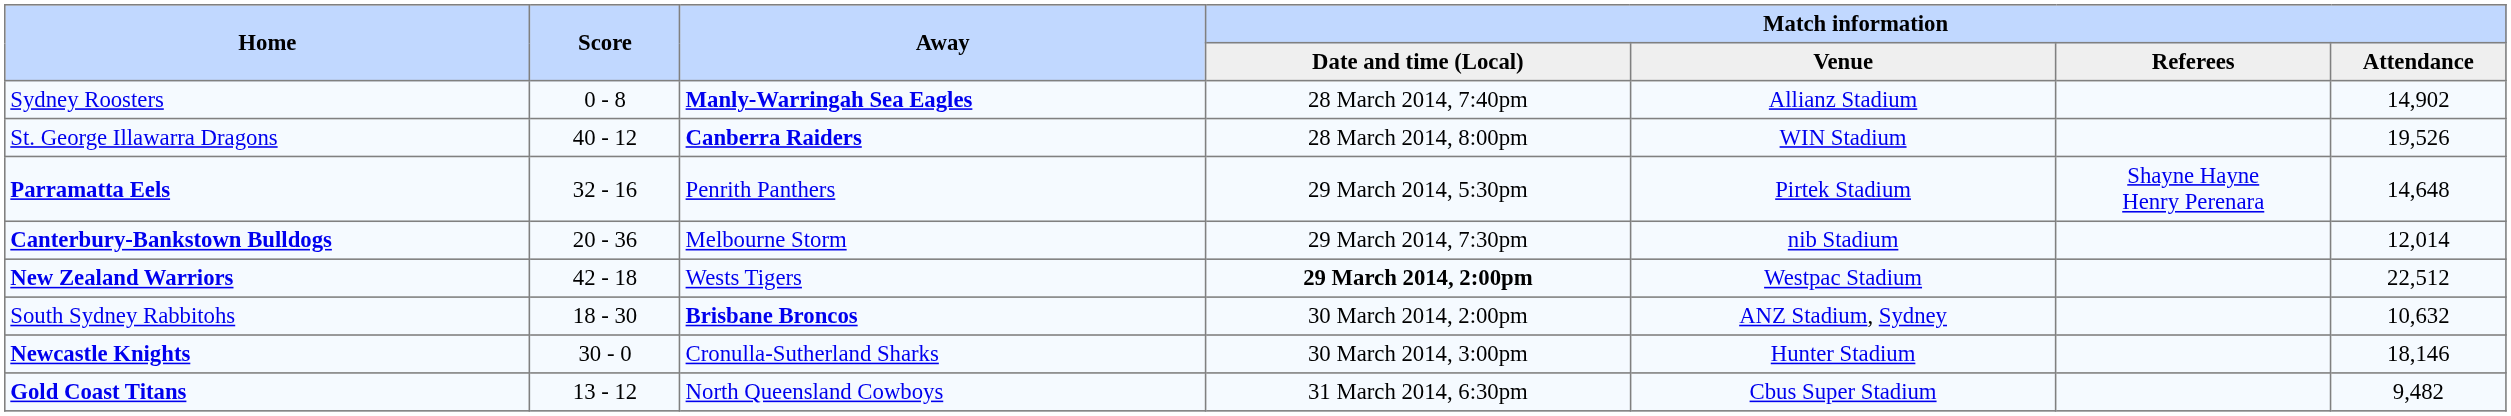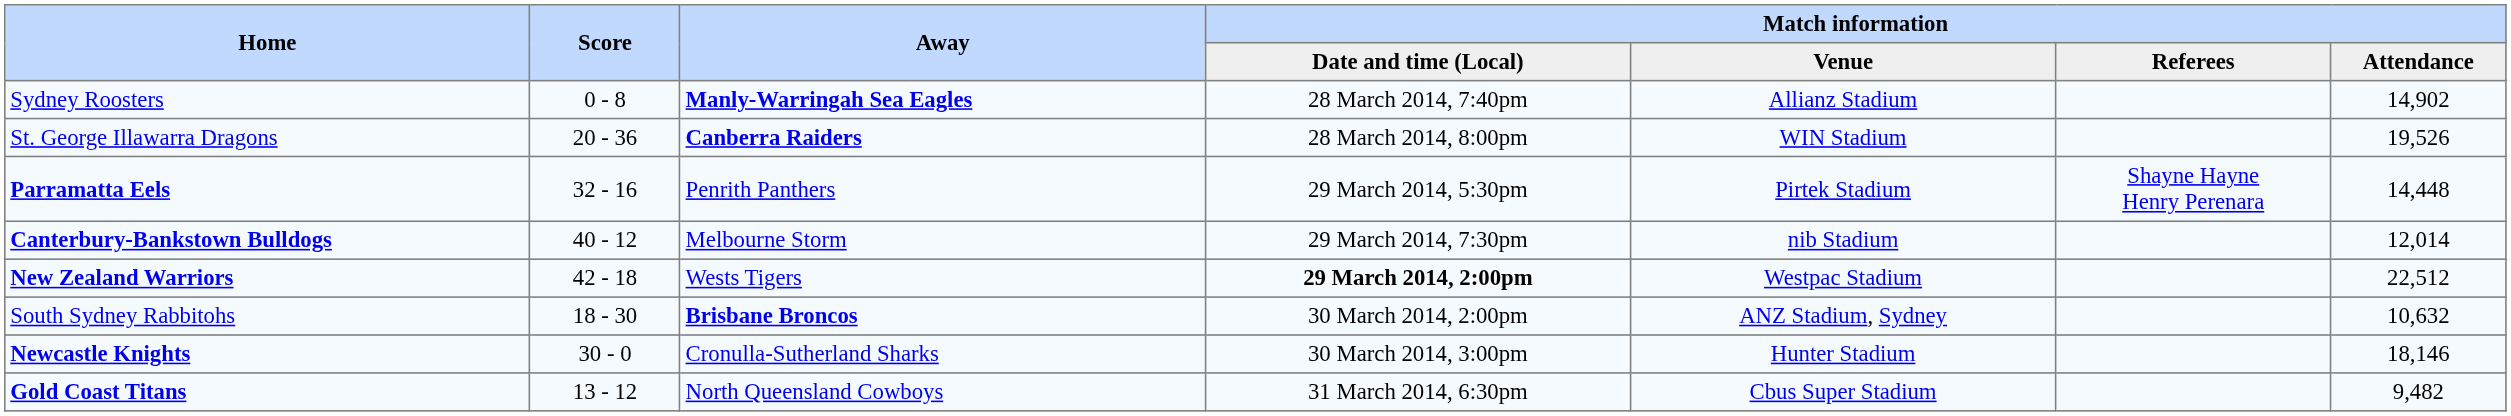(605, 137) 40 - 12 -> (605, 137) 20 - 36
(2418, 188) 14,648 -> (2418, 188) 14,448
(605, 239) 20 - 36 -> (605, 239) 40 - 12
